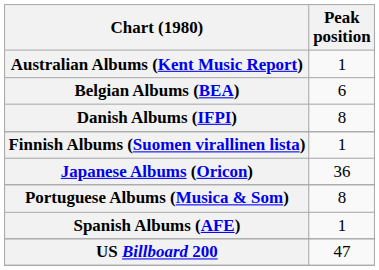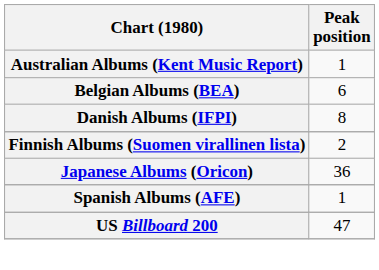(342, 144) 1 -> (342, 144) 2
- row: (157, 198)
